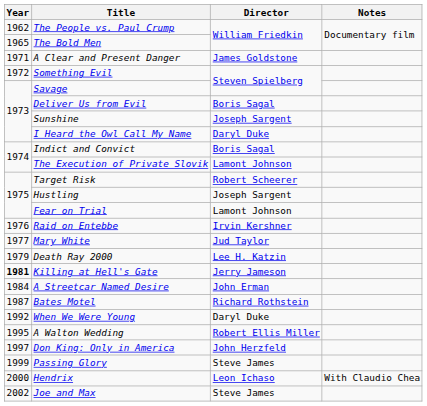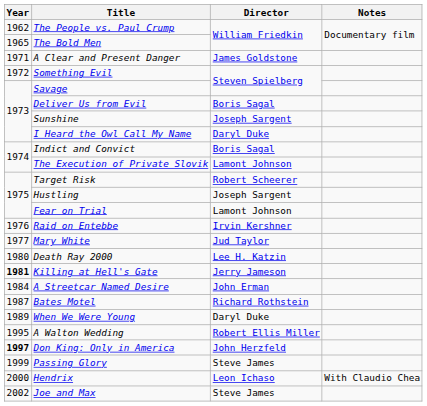(18, 256) 1979 -> (18, 256) 1980
(18, 317) 1992 -> (18, 317) 1989
(18, 348) normal -> (18, 348) bold
